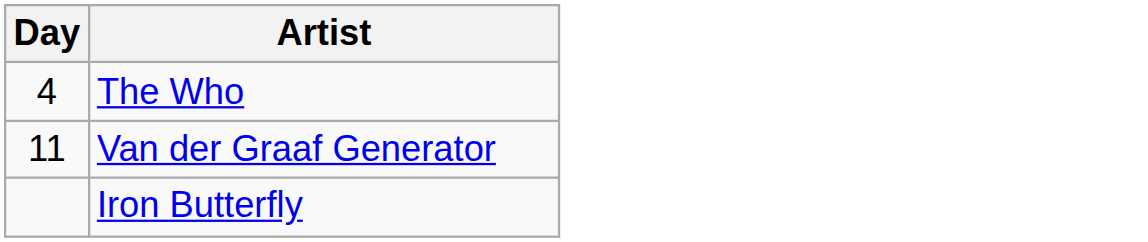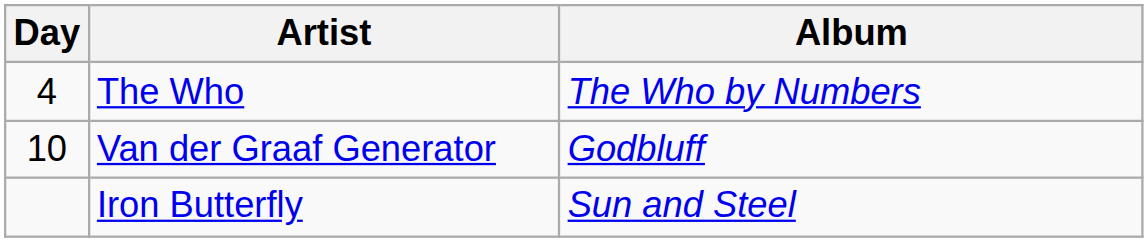+ column: (851, 33)
(47, 148) 11 -> (47, 148) 10
